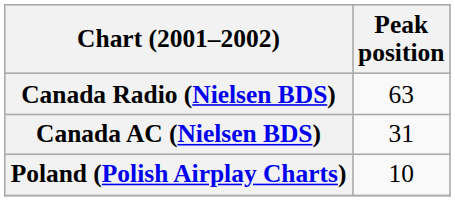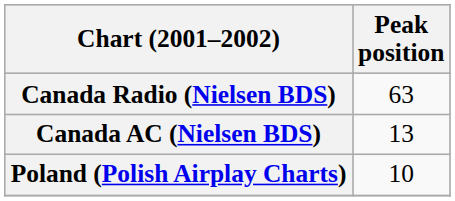(401, 133) 31 -> (401, 133) 13
